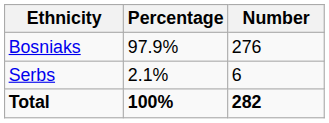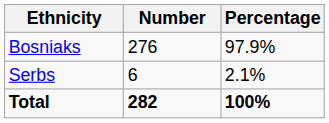columns swapped: (276, 18) <-> (176, 18)
